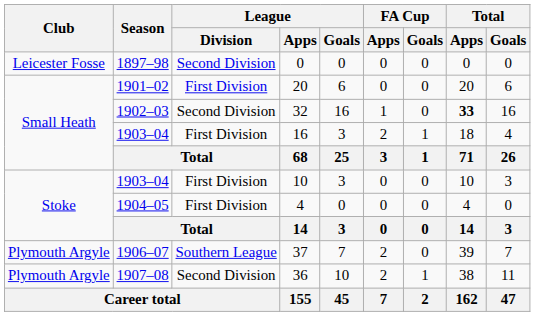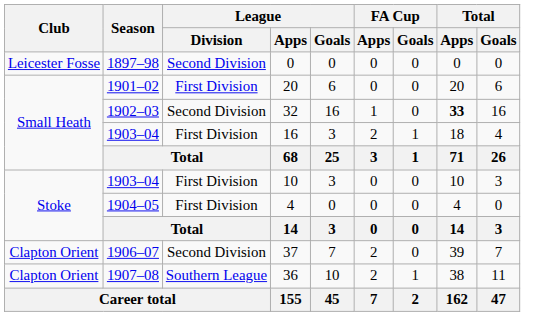(59, 252) Plymouth Argyle -> (54, 252) Clapton Orient
(226, 252) Southern League -> (216, 252) Second Division
(59, 275) Plymouth Argyle -> (54, 275) Clapton Orient
(226, 275) Second Division -> (216, 275) Southern League
